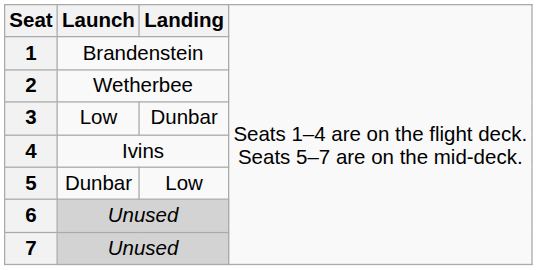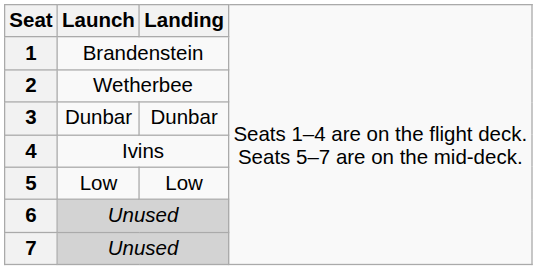(98, 118) Low -> (98, 118) Dunbar
(98, 183) Dunbar -> (98, 183) Low
